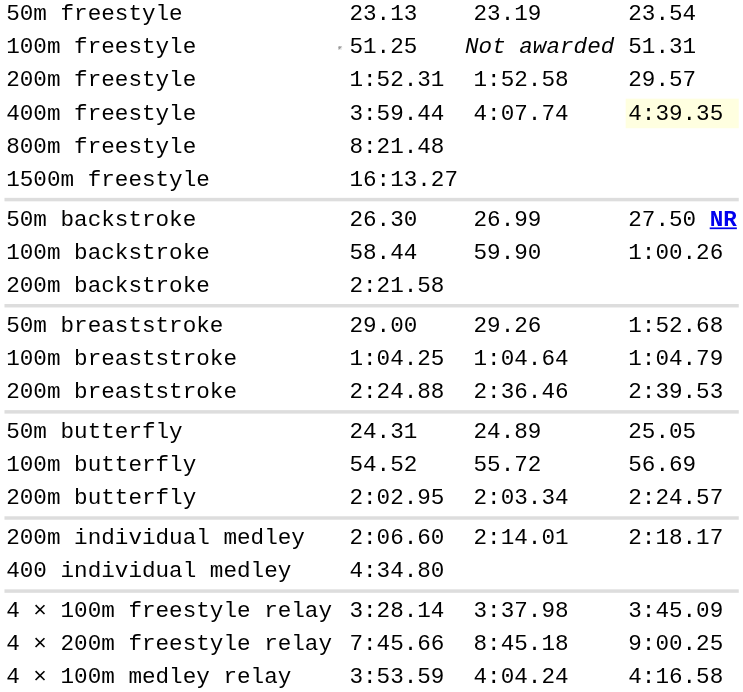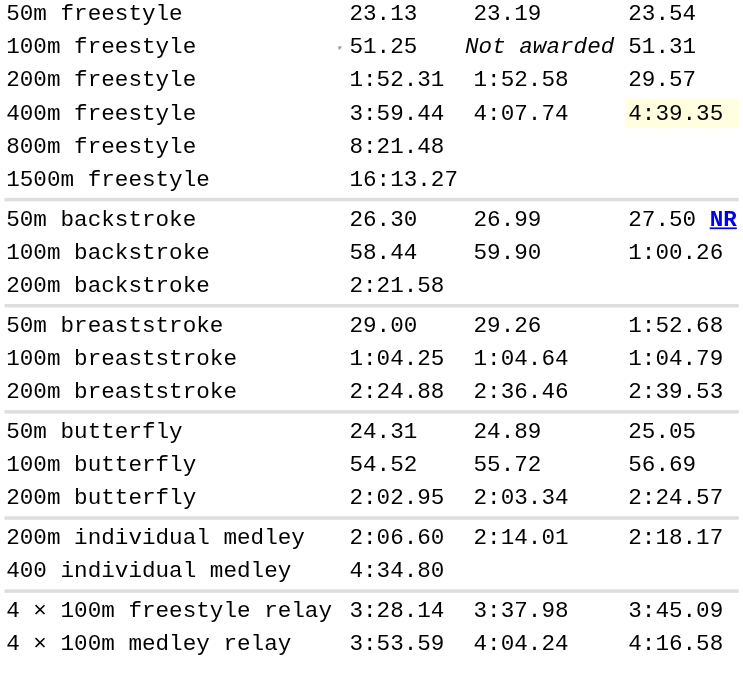- row: (169, 644)
